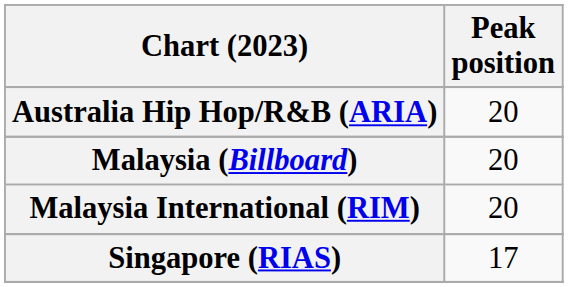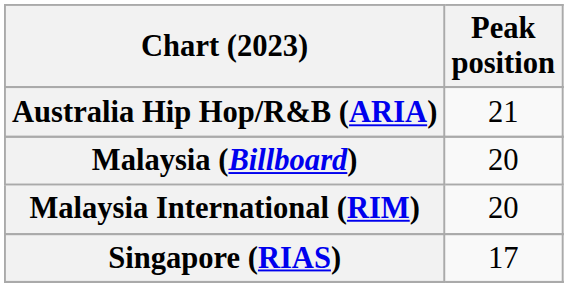(503, 111) 20 -> (503, 111) 21
